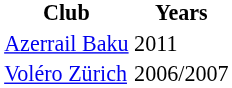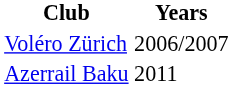rows swapped: (66, 74) <-> (66, 43)
